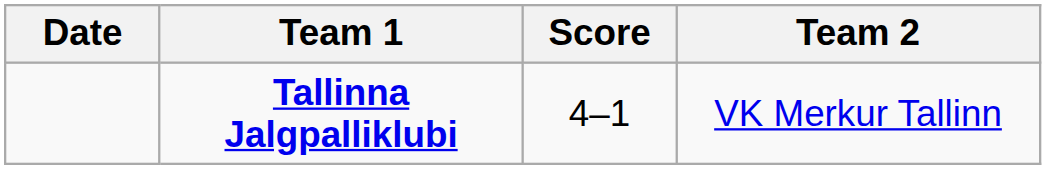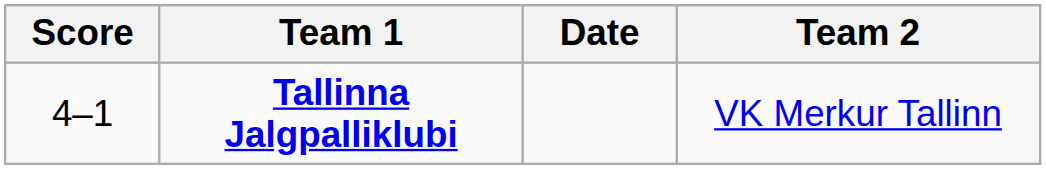columns swapped: (83, 33) <-> (600, 33)
